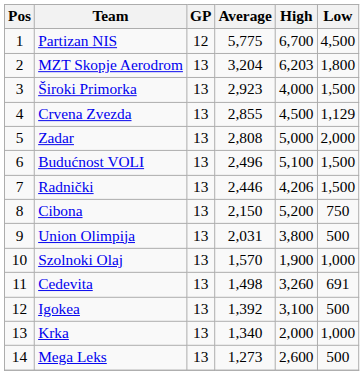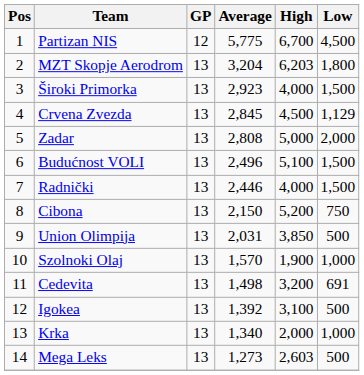(245, 114) 2,855 -> (245, 114) 2,845
(296, 187) 4,206 -> (296, 187) 4,000
(296, 235) 3,800 -> (296, 235) 3,850
(296, 284) 3,260 -> (296, 284) 3,200
(296, 357) 2,600 -> (296, 357) 2,603
